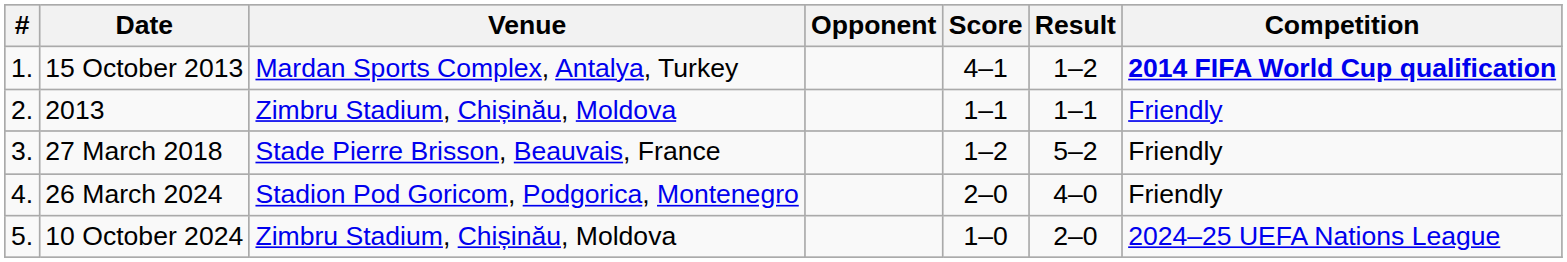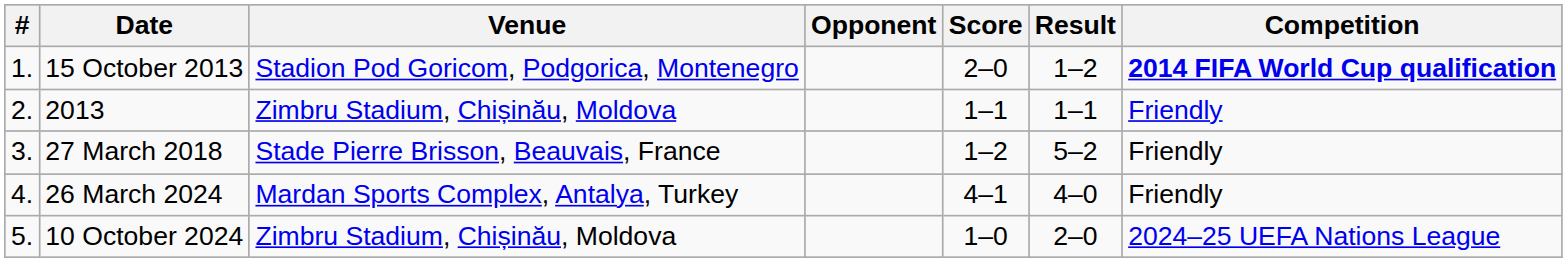(497, 67) Mardan Sports Complex, Antalya, Turkey -> (527, 67) Stadion Pod Goricom, Podgorica, Montenegro
(986, 67) 4–1 -> (986, 67) 2–0
(527, 194) Stadion Pod Goricom, Podgorica, Montenegro -> (497, 194) Mardan Sports Complex, Antalya, Turkey
(986, 194) 2–0 -> (986, 194) 4–1
